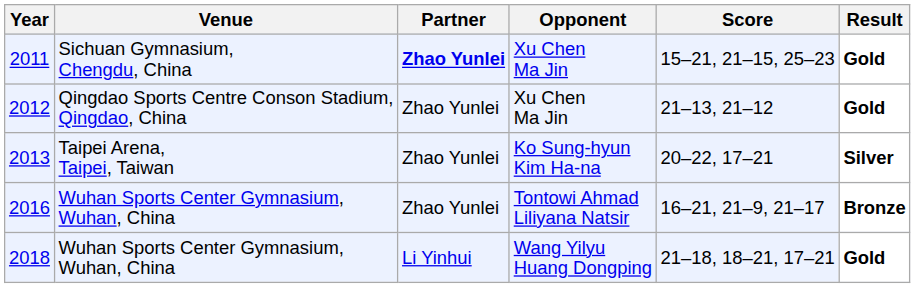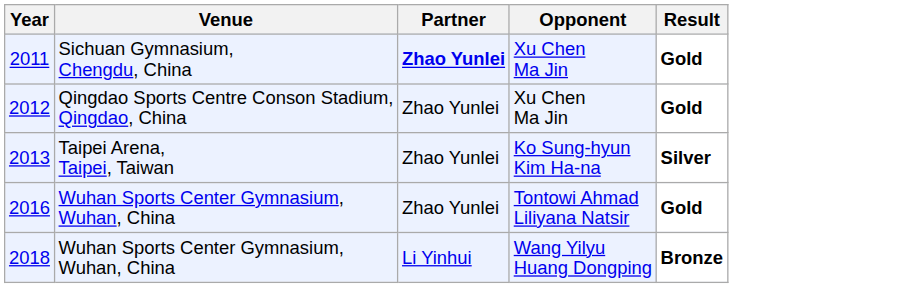- column: (748, 20)
(875, 208) Bronze -> (682, 208) Gold
(864, 257) Gold -> (692, 257) Bronze
